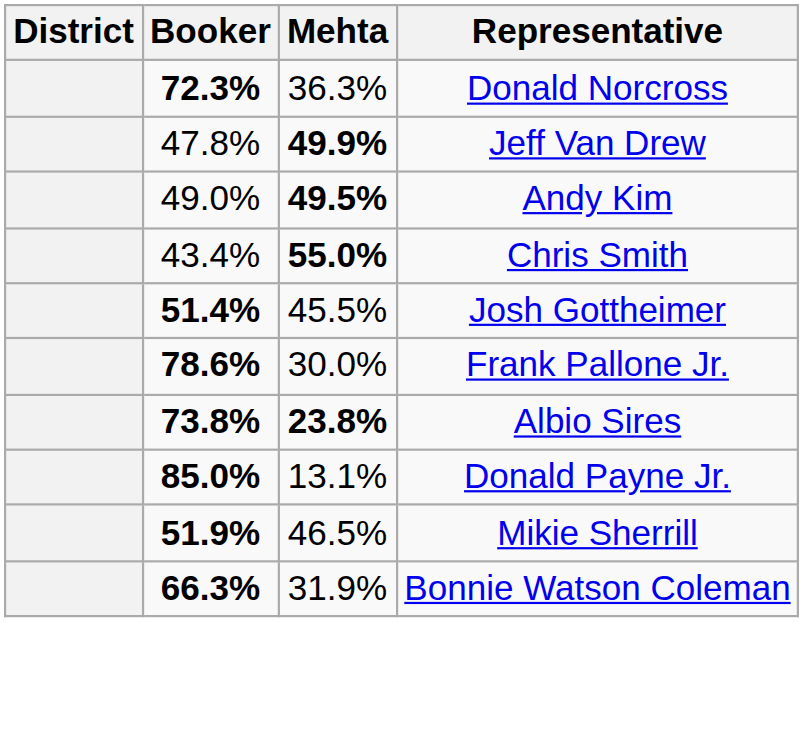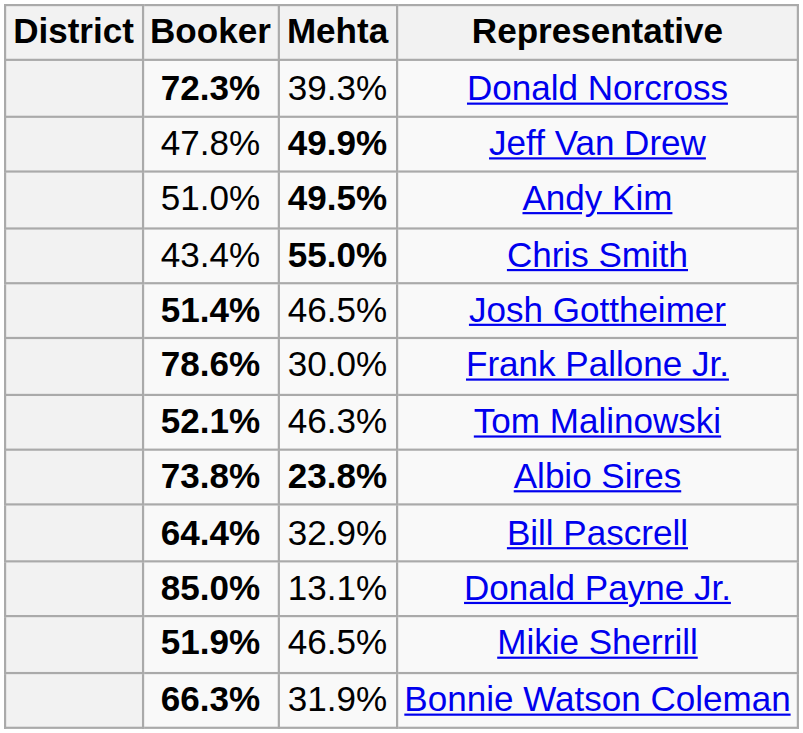(338, 87) 36.3% -> (338, 87) 39.3%
(210, 198) 49.0% -> (210, 198) 51.0%
(338, 310) 45.5% -> (338, 310) 46.5%
+ row: (597, 421)
+ row: (597, 532)
